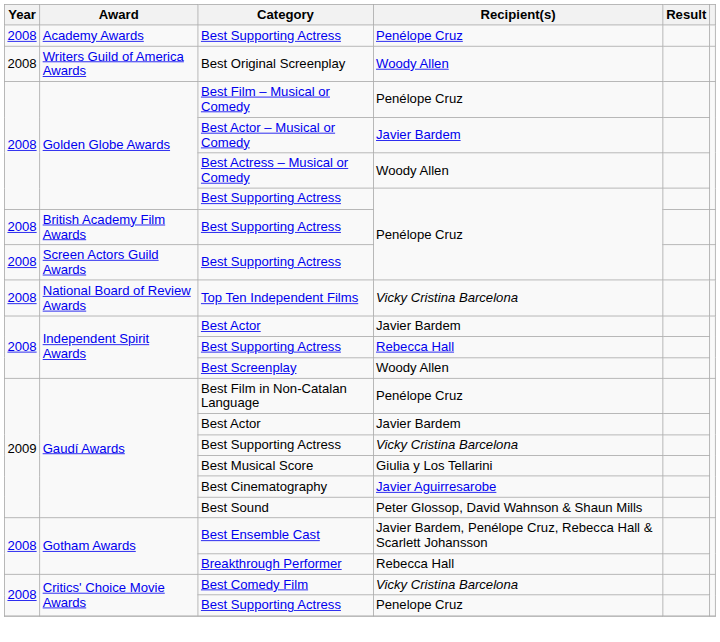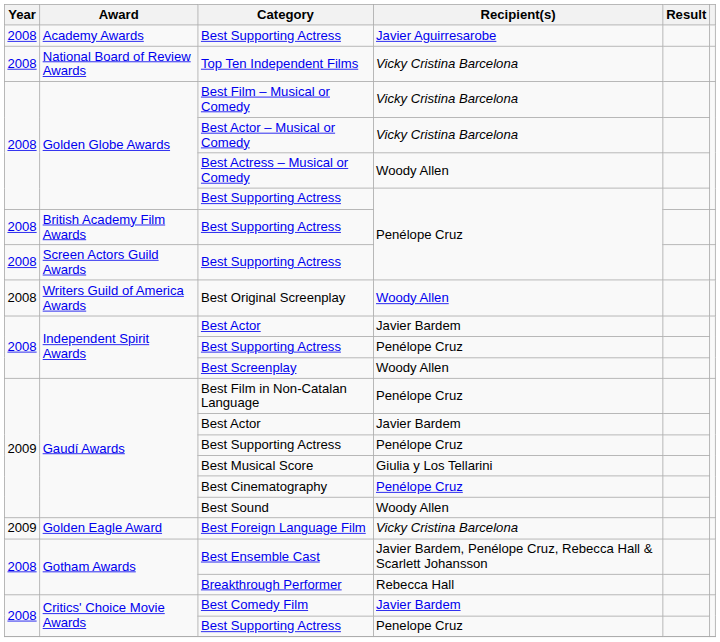(419, 35) Penélope Cruz -> (436, 35) Javier Aguirresarobe
rows swapped: (117, 298) <-> (113, 63)
(419, 99) Penélope Cruz -> (447, 99) Vicky Cristina Barcelona
(418, 135) Javier Bardem -> (447, 135) Vicky Cristina Barcelona
(415, 347) Rebecca Hall -> (419, 347) Penélope Cruz
(447, 445) Vicky Cristina Barcelona -> (419, 445) Penélope Cruz
(436, 486) Javier Aguirresarobe -> (419, 486) Penélope Cruz
(509, 507) Peter Glossop, David Wahnson & Shaun Mills -> (412, 507) Woody Allen
+ row: (102, 528)
(447, 584) Vicky Cristina Barcelona -> (418, 605) Javier Bardem
